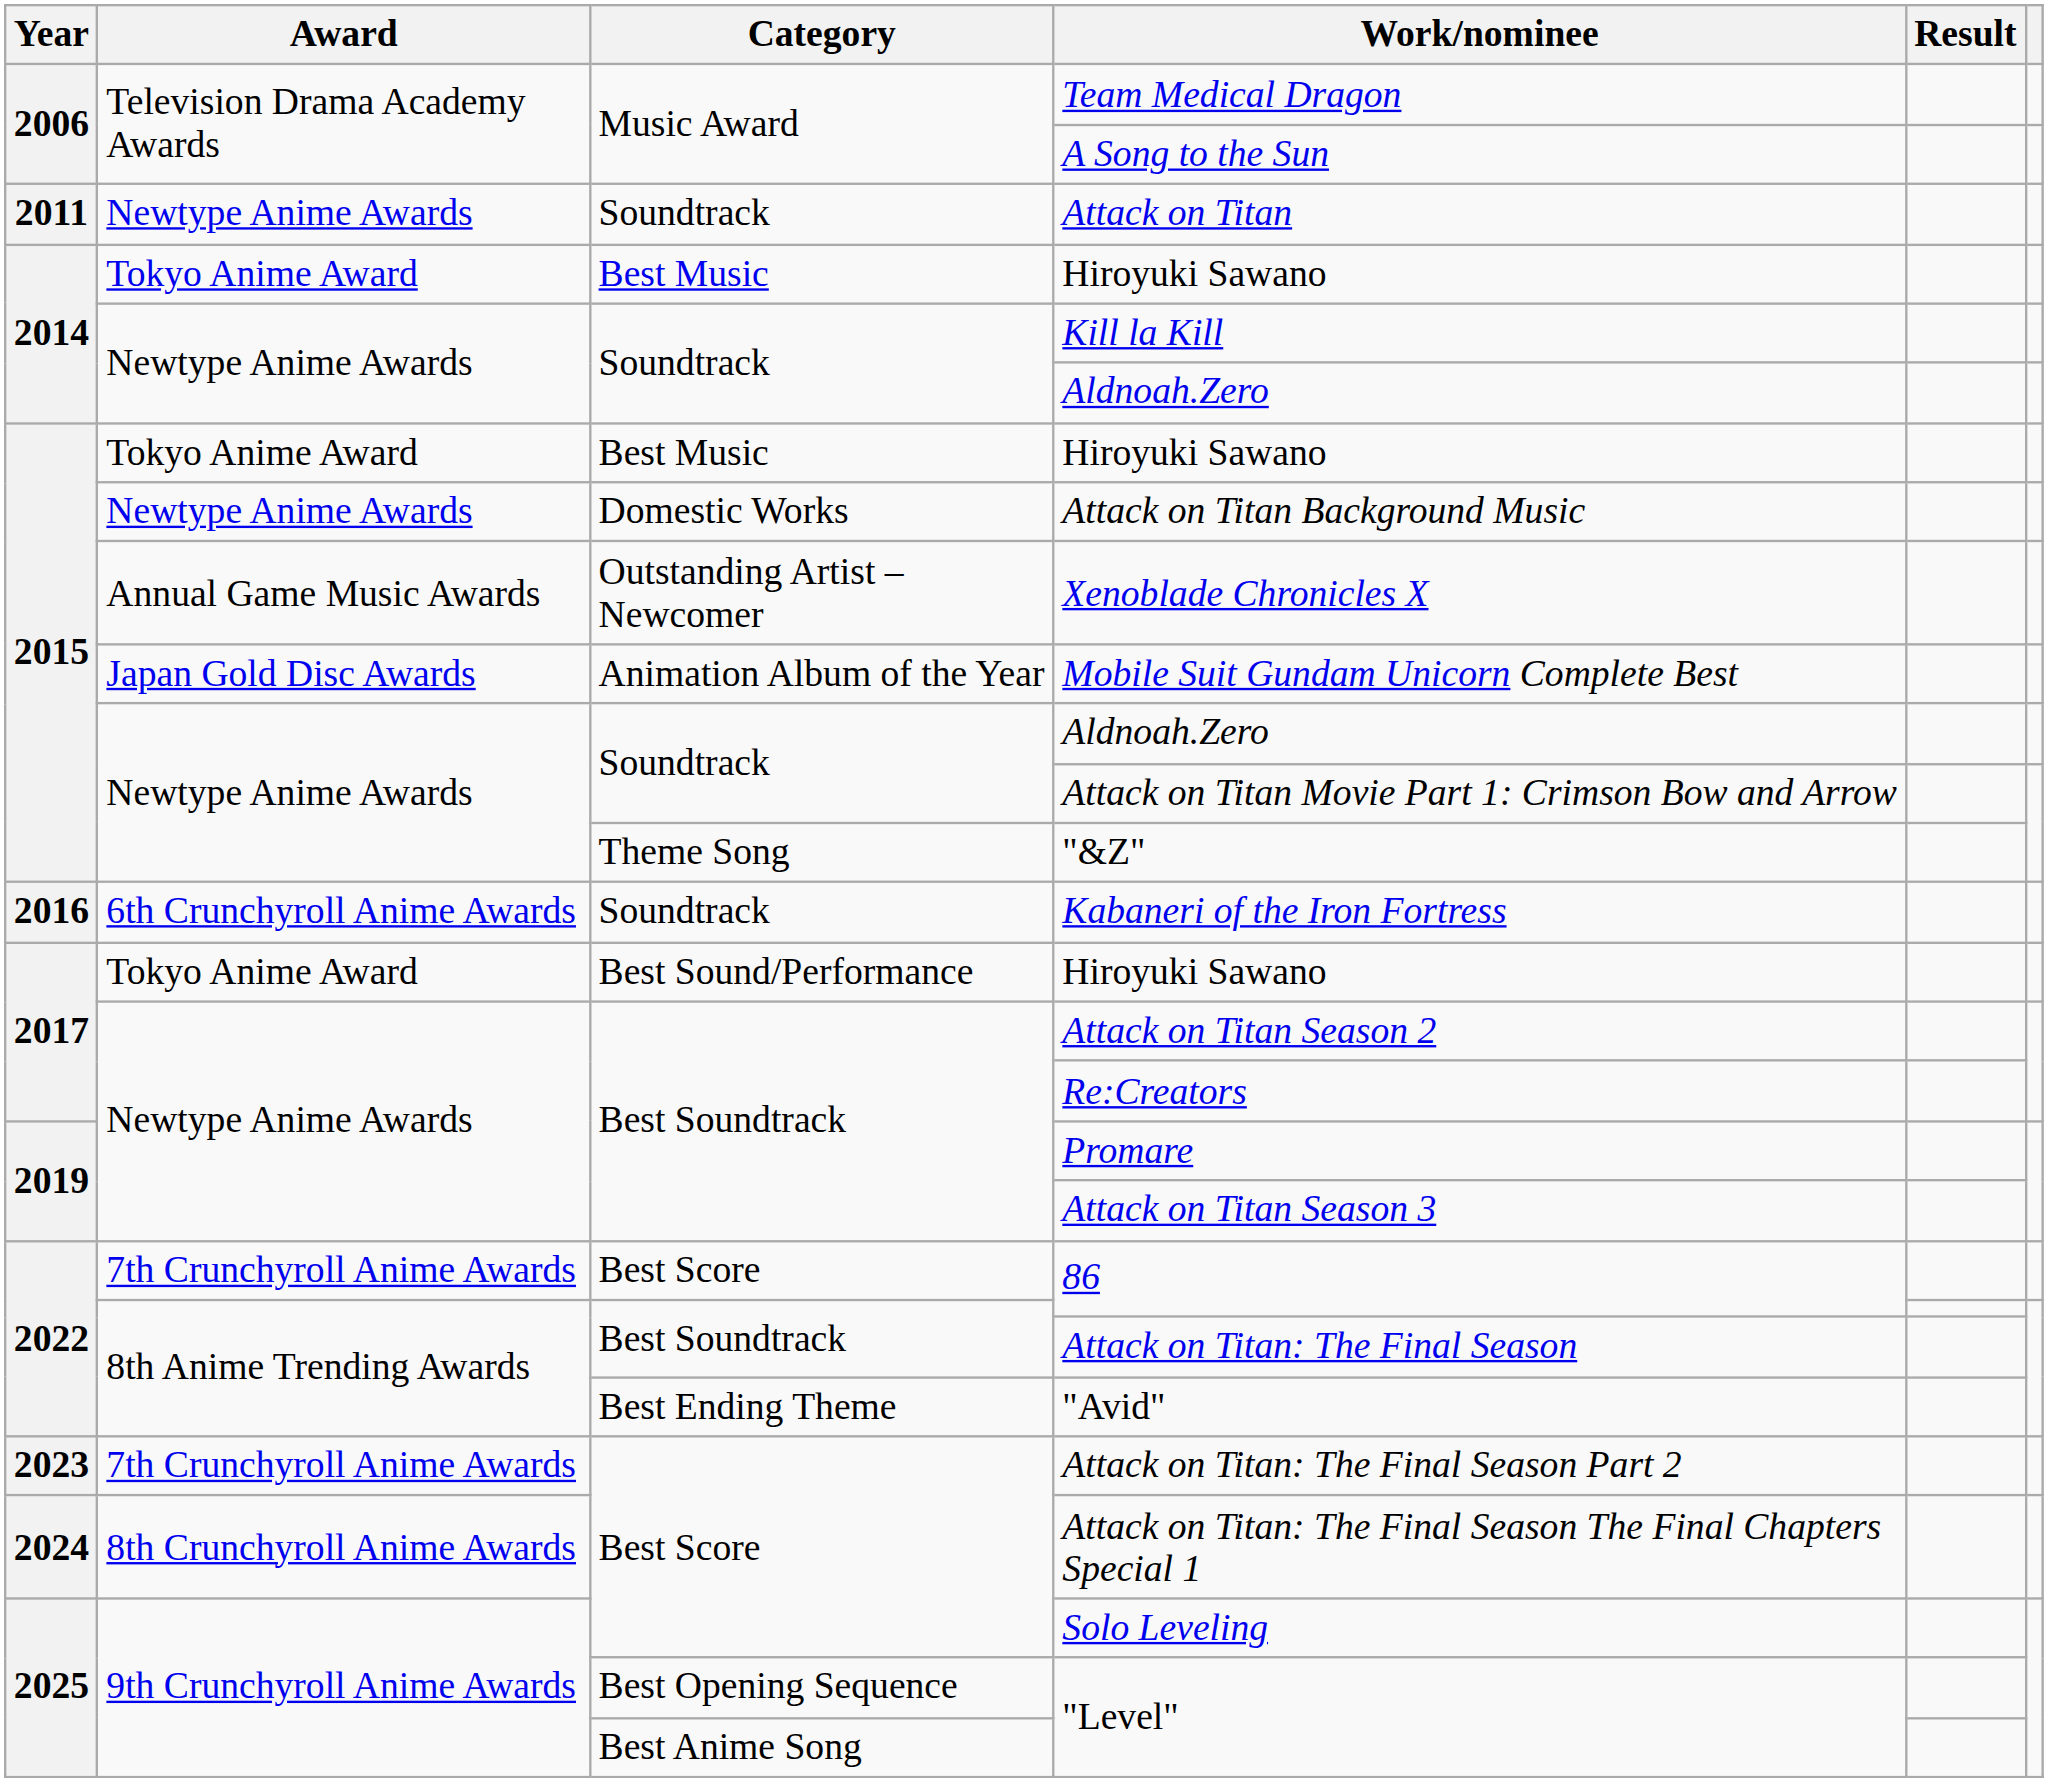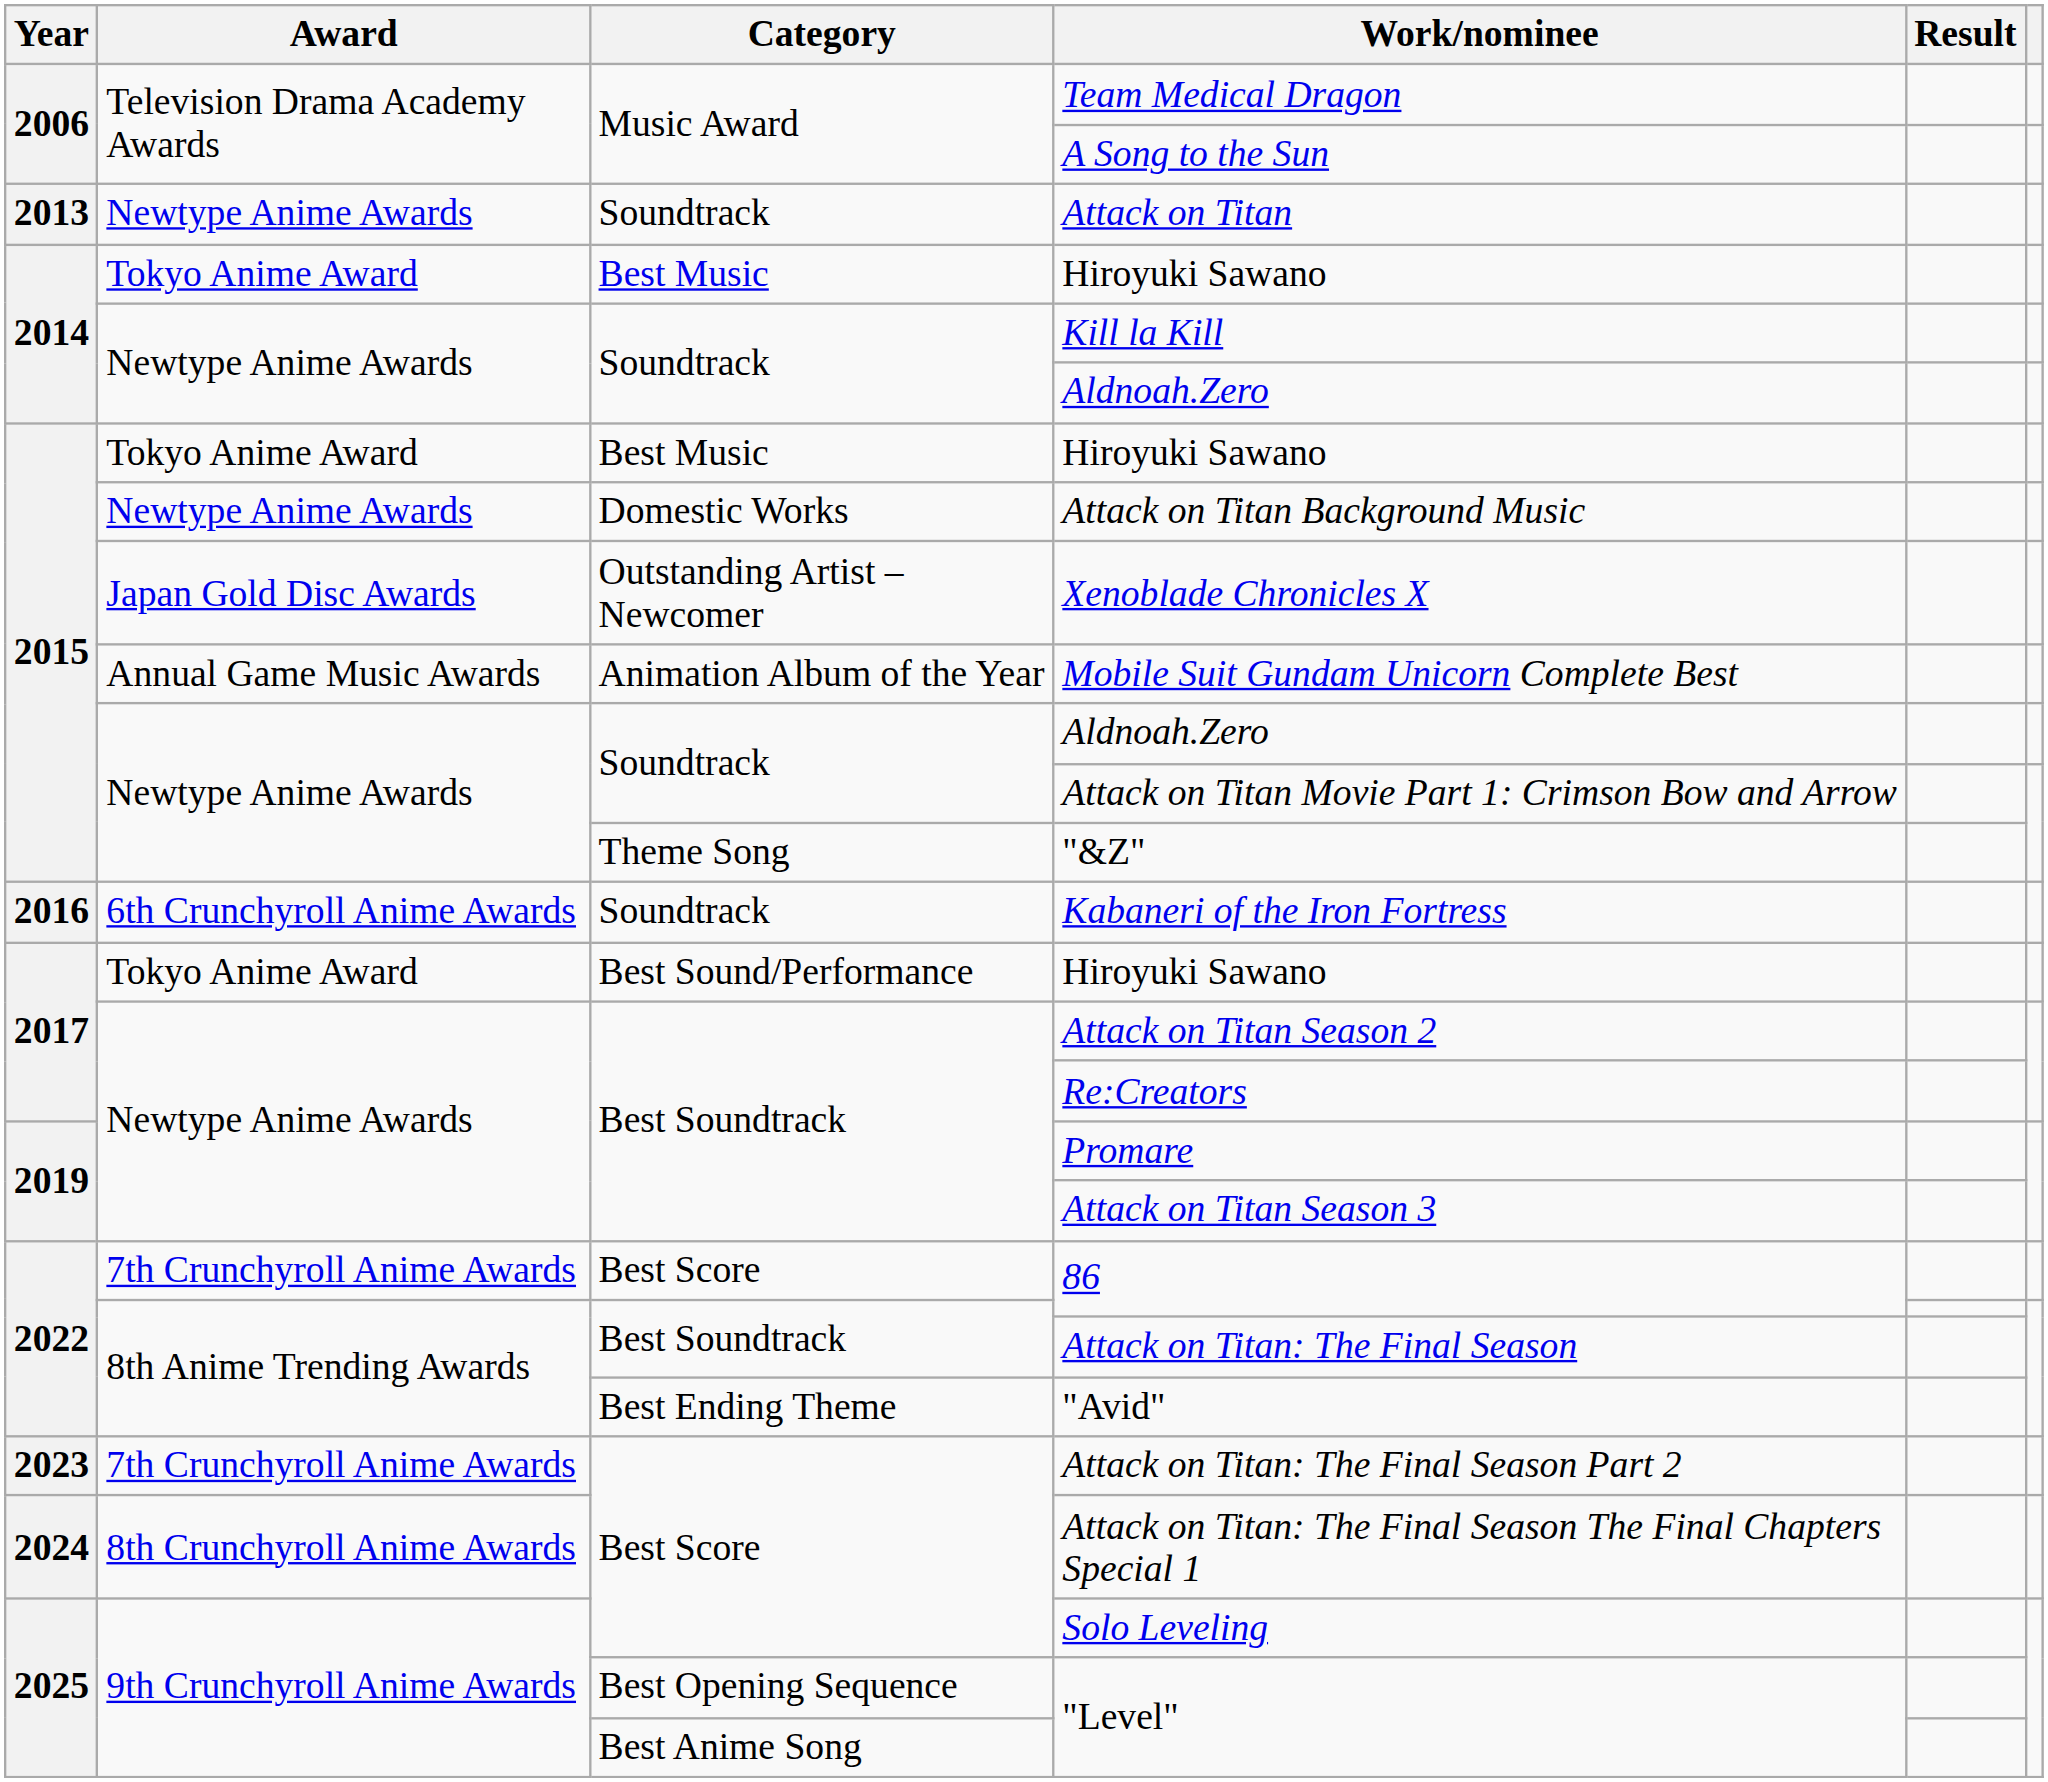(51, 213) 2011 -> (51, 213) 2013
(323, 592) Annual Game Music Awards -> (291, 592) Japan Gold Disc Awards
(291, 672) Japan Gold Disc Awards -> (323, 672) Annual Game Music Awards
